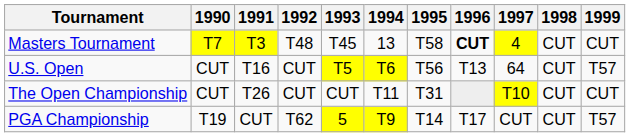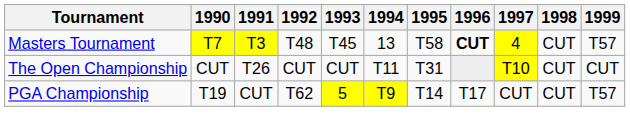(602, 43) CUT -> (602, 43) T57
- row: (46, 68)
